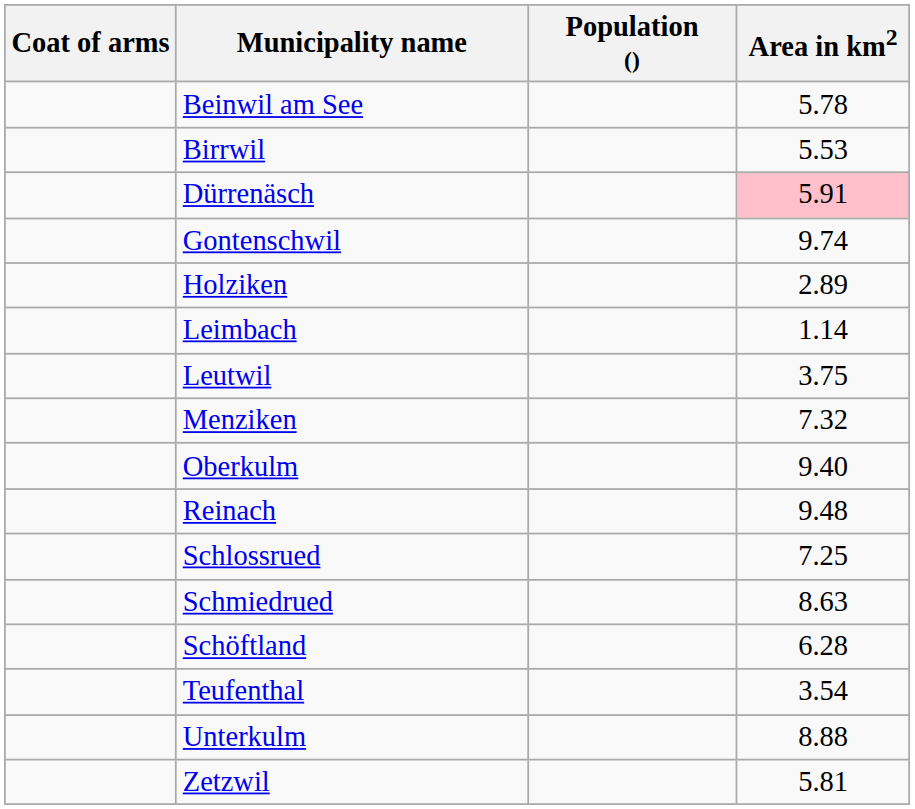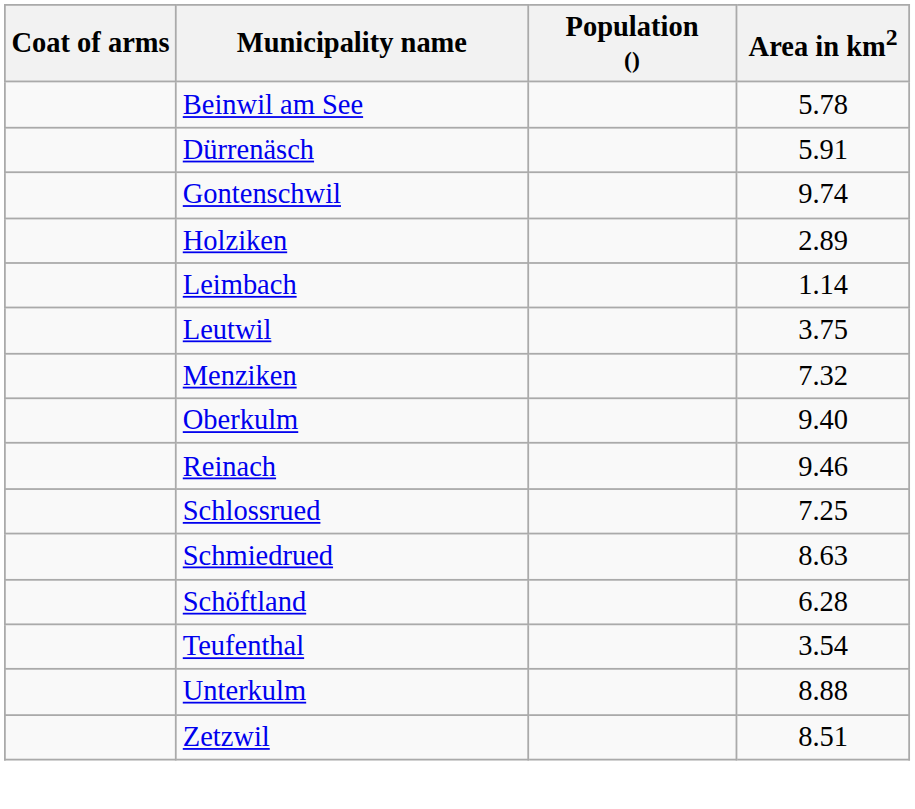- row: (224, 149)
(823, 194) pink background -> (823, 149) no background
(823, 510) 9.48 -> (823, 465) 9.46
(823, 781) 5.81 -> (823, 736) 8.51
